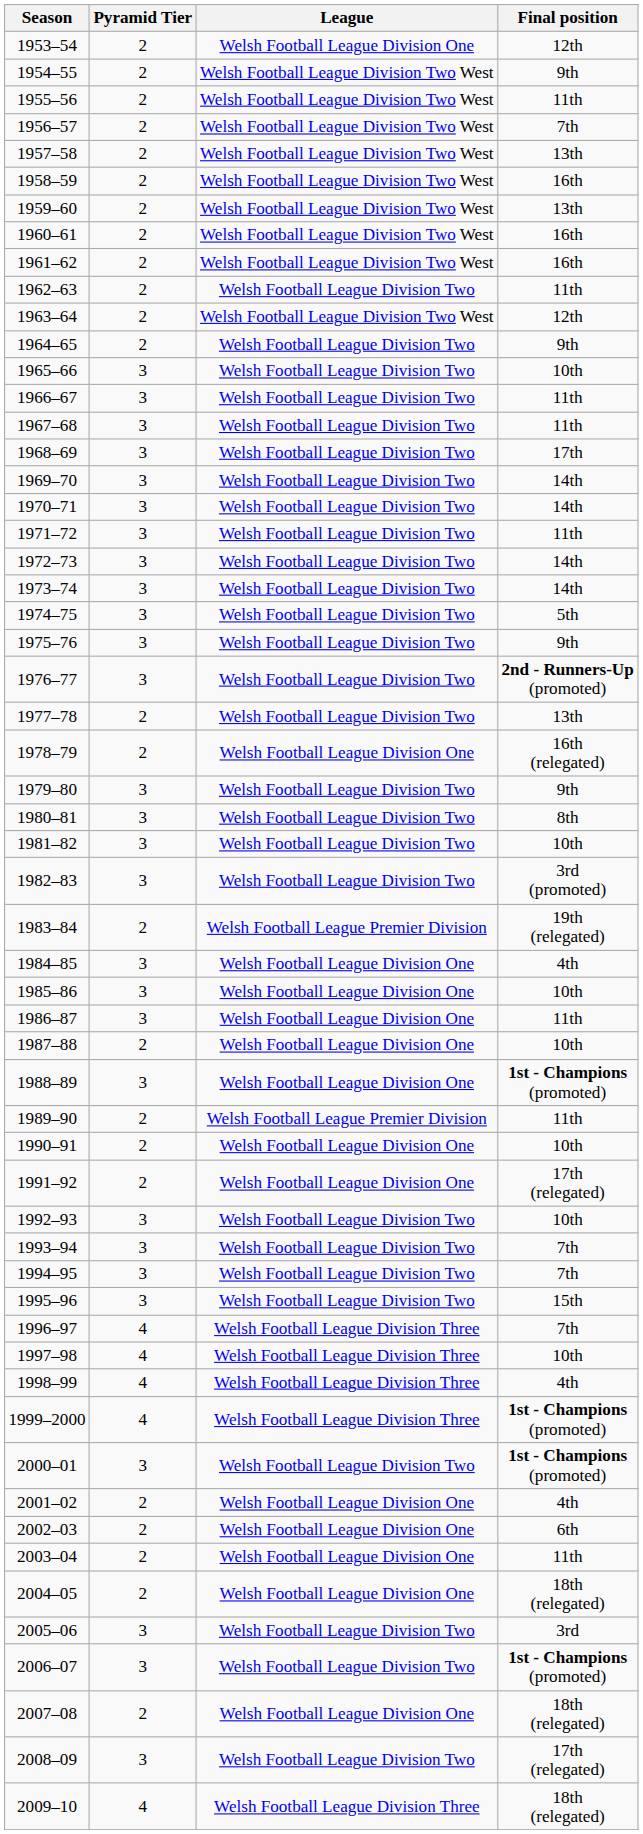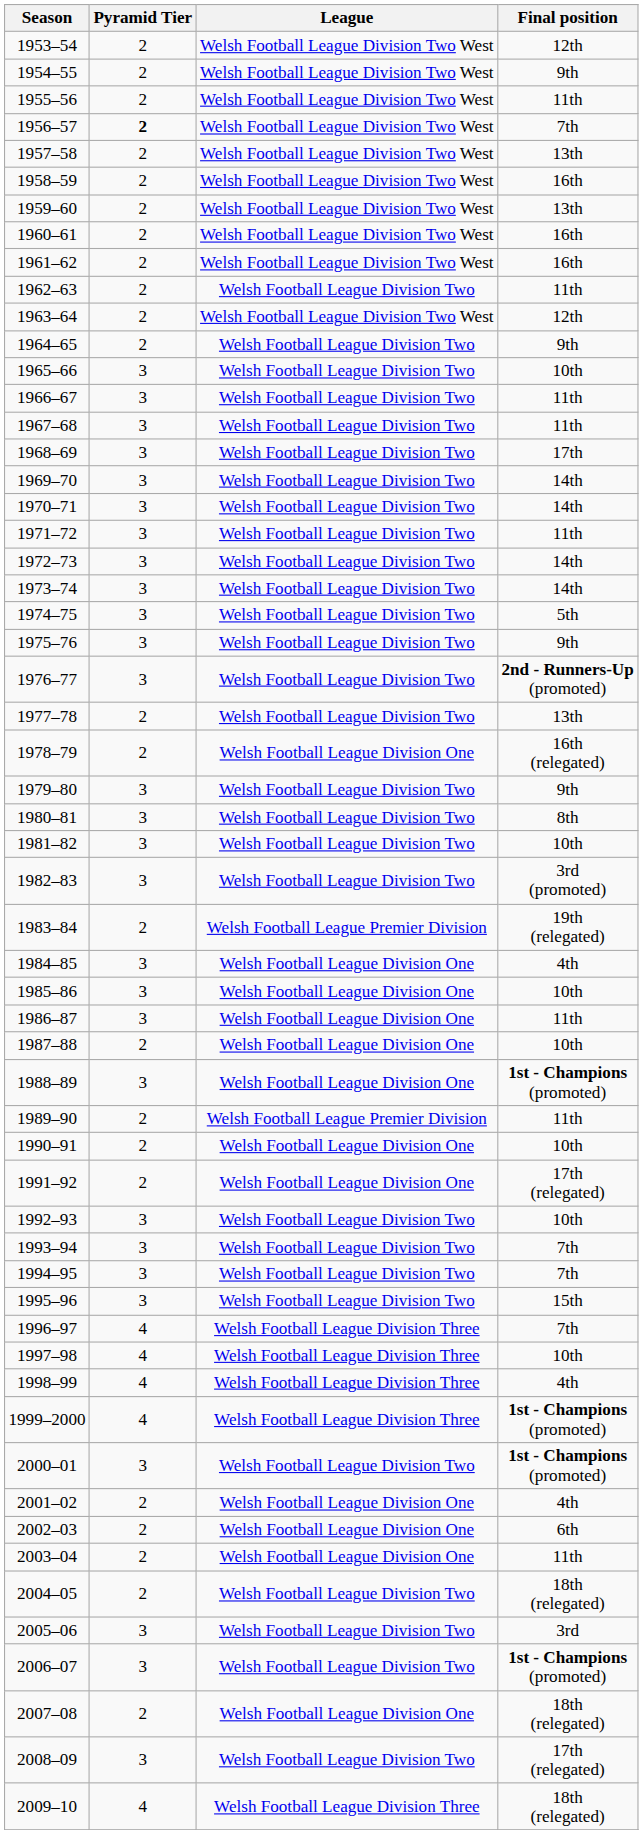(347, 45) Welsh Football League Division One -> (347, 45) Welsh Football League Division Two West
(143, 126) normal -> (143, 126) bold
(347, 1593) Welsh Football League Division One -> (347, 1593) Welsh Football League Division Two
